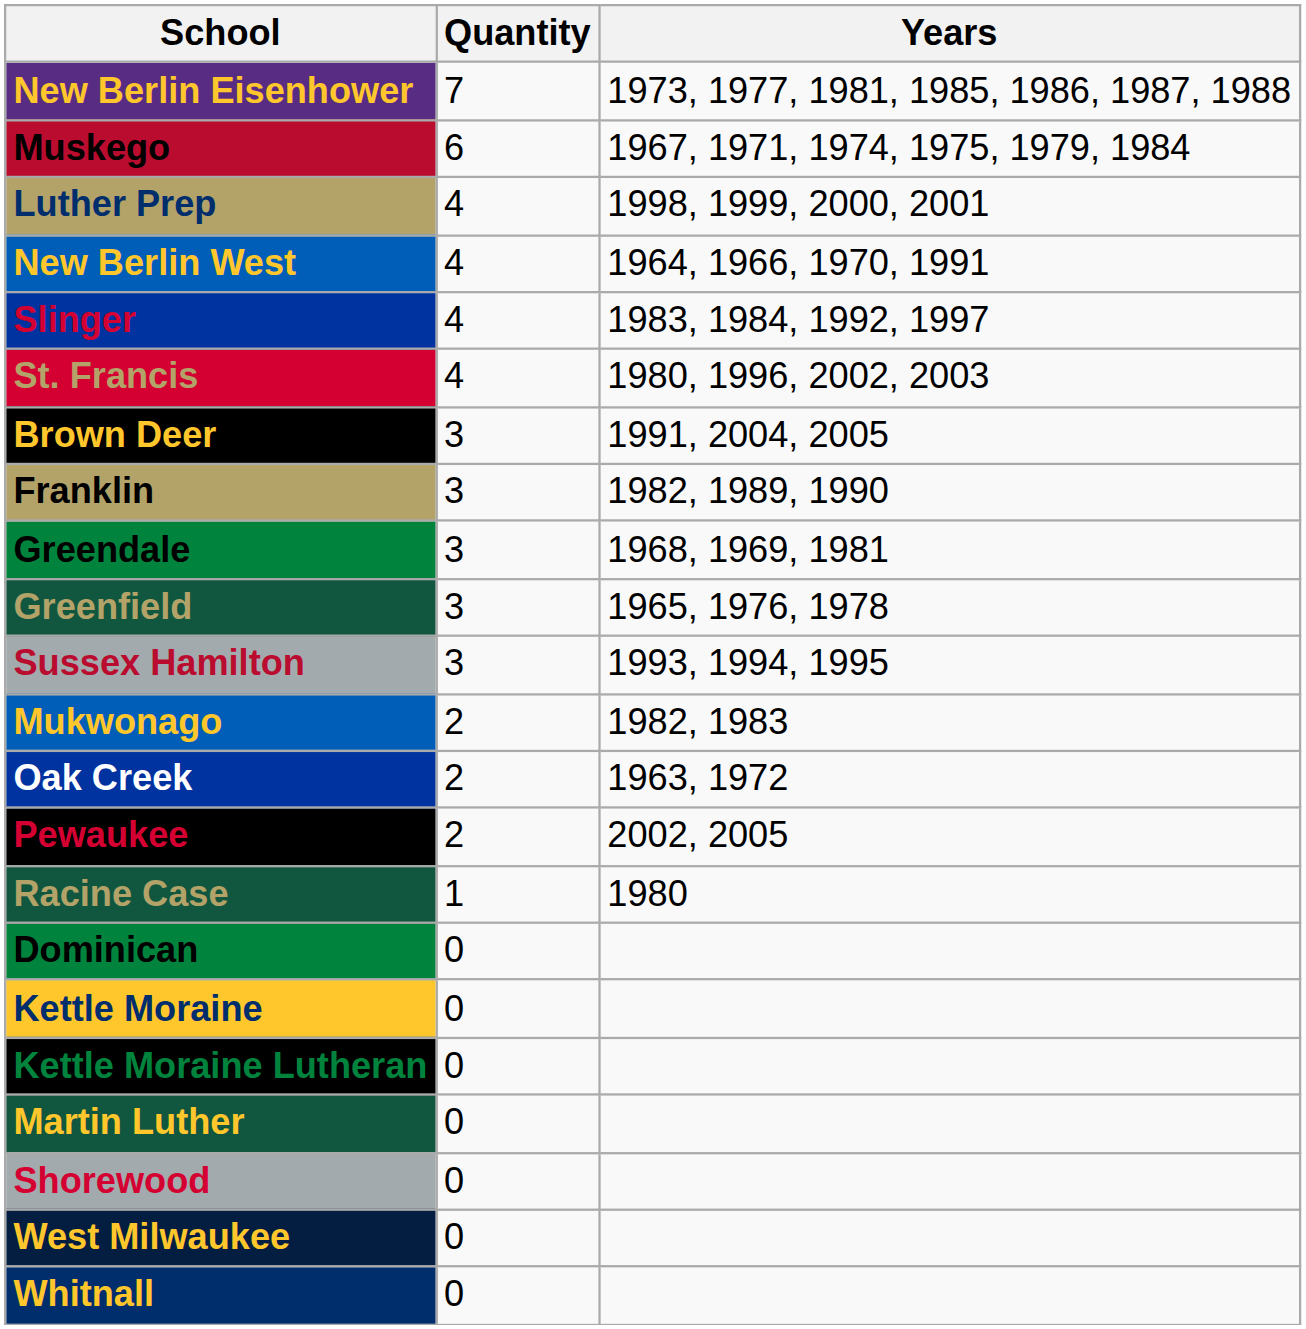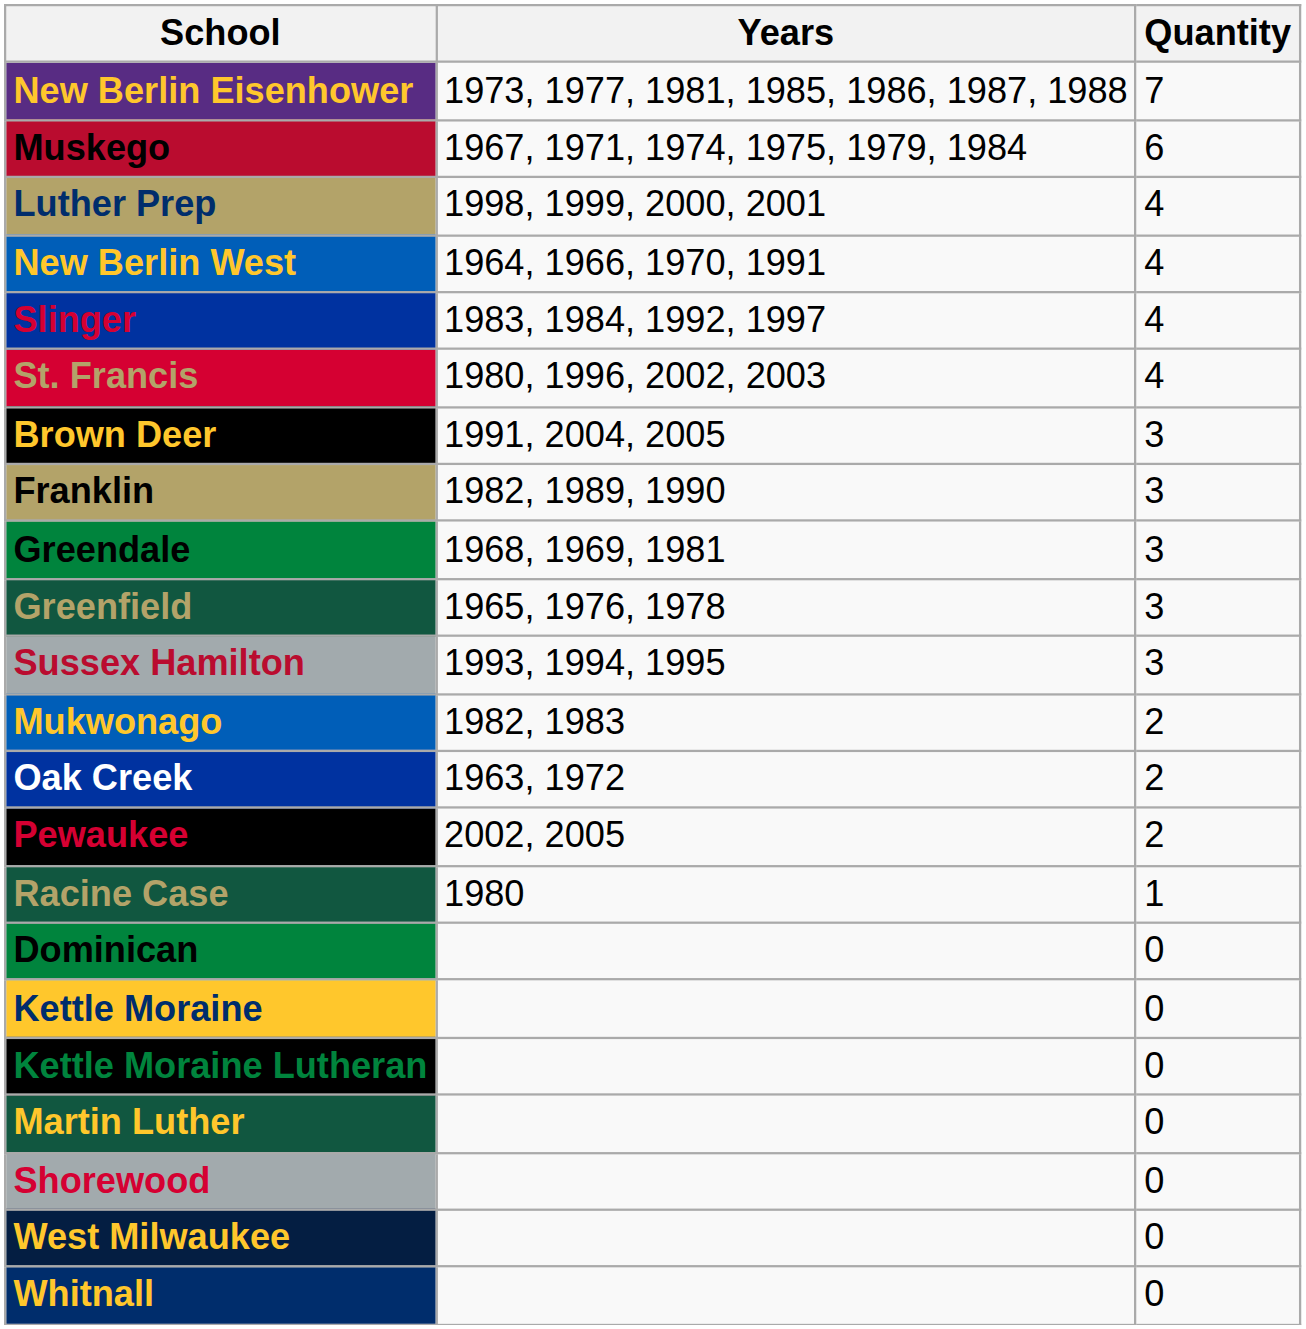columns swapped: (517, 33) <-> (949, 33)
